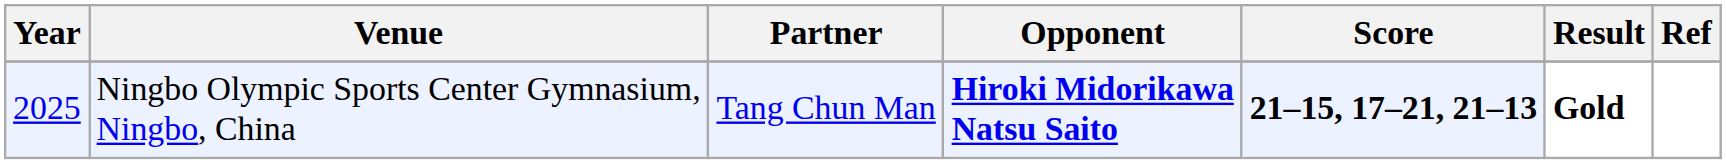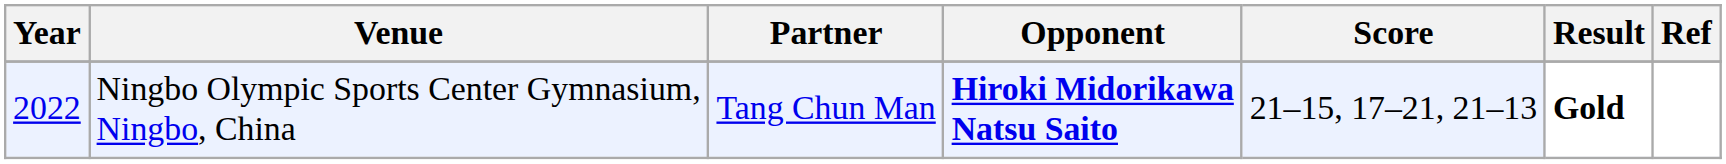(47, 108) 2025 -> (47, 108) 2022
(1393, 108) bold -> (1393, 108) normal
